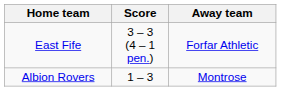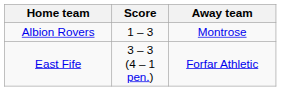rows swapped: (58, 77) <-> (58, 45)
